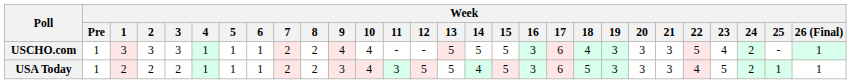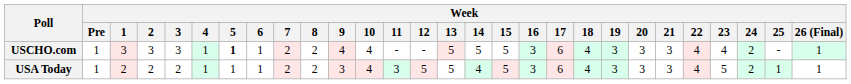(233, 50) normal -> (233, 50) bold
(697, 50) 5 -> (697, 50) 4
(587, 69) 5 -> (587, 69) 4
